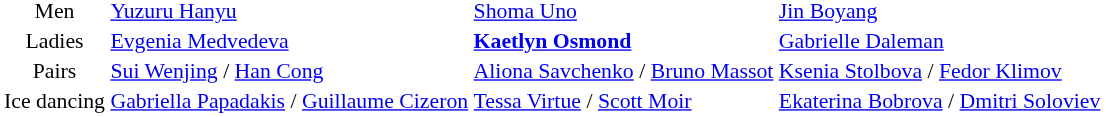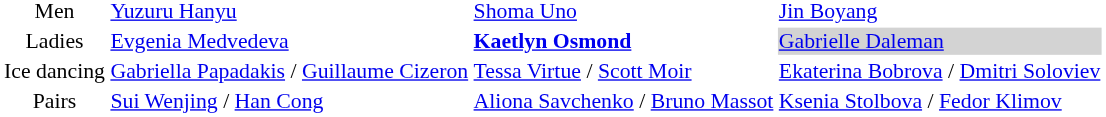(861, 41) no background -> (861, 41) lightgrey background
rows swapped: (55, 70) <-> (55, 100)
